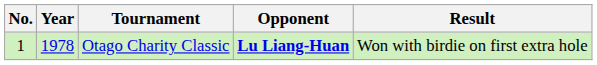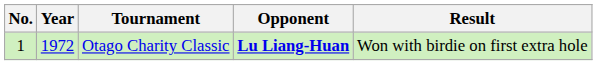(58, 46) 1978 -> (58, 46) 1972
